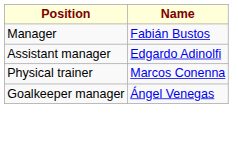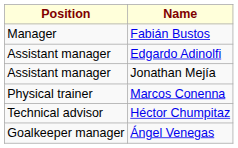+ row: (173, 73)
+ row: (180, 113)
